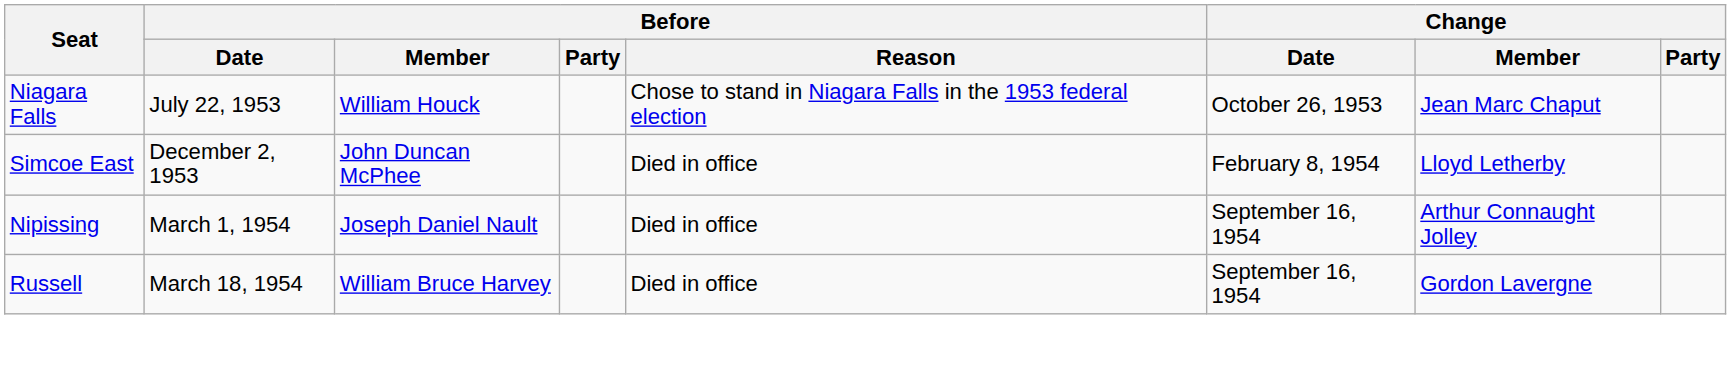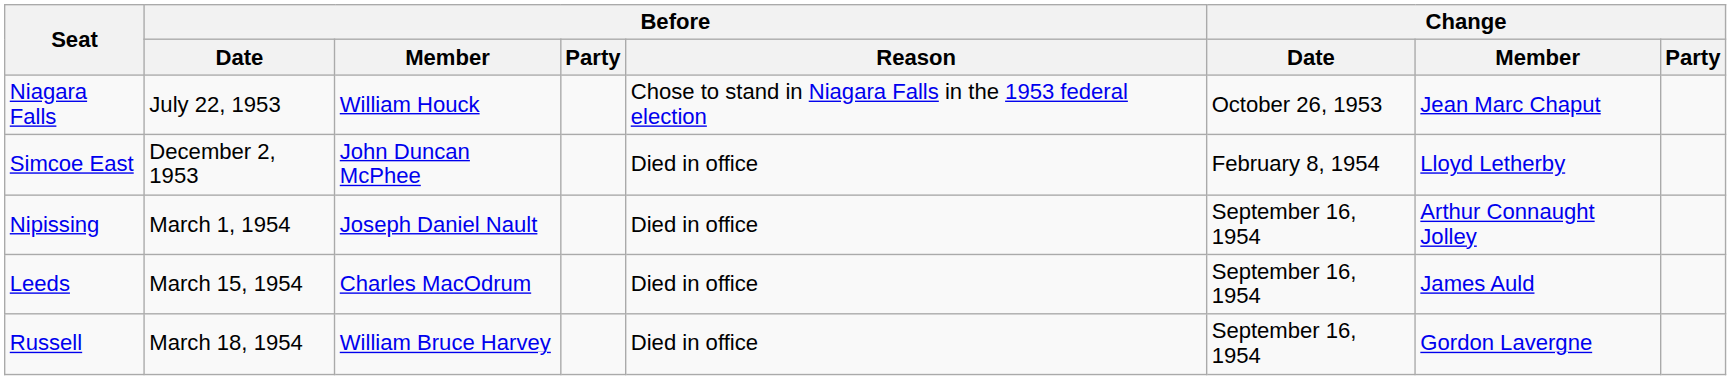+ row: (40, 284)
